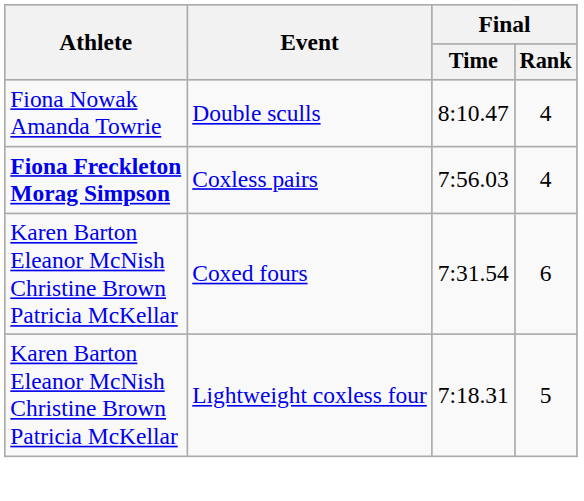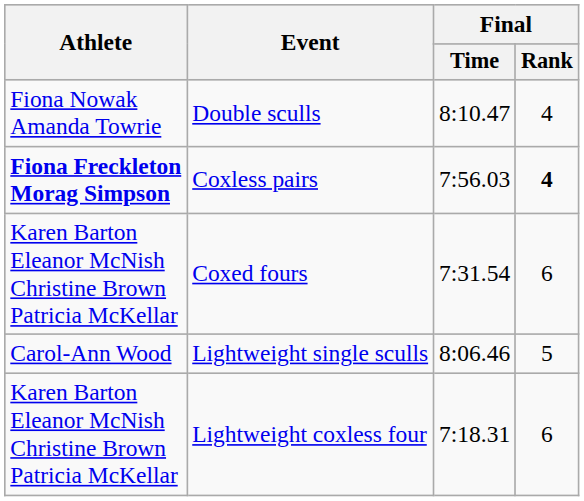(546, 179) normal -> (547, 179) bold
+ row: (310, 354)
(546, 395) 5 -> (547, 434) 6
